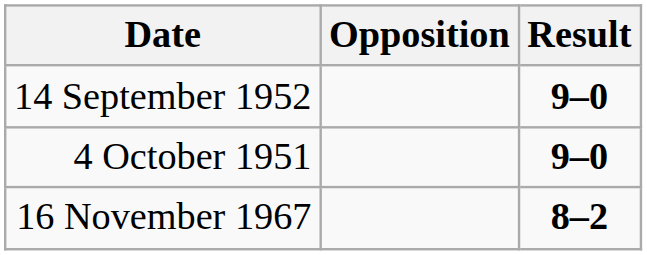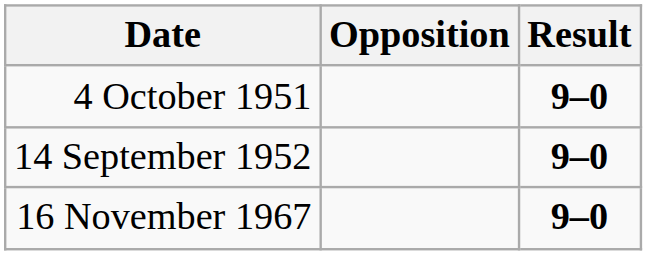rows swapped: (192, 156) <-> (163, 95)
(579, 217) 8–2 -> (579, 217) 9–0
